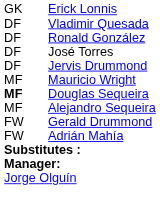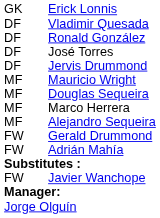(13, 94) bold -> (13, 94) normal
+ row: (89, 108)
+ row: (97, 178)
